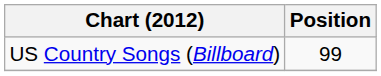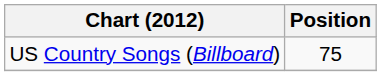(330, 53) 99 -> (330, 53) 75
